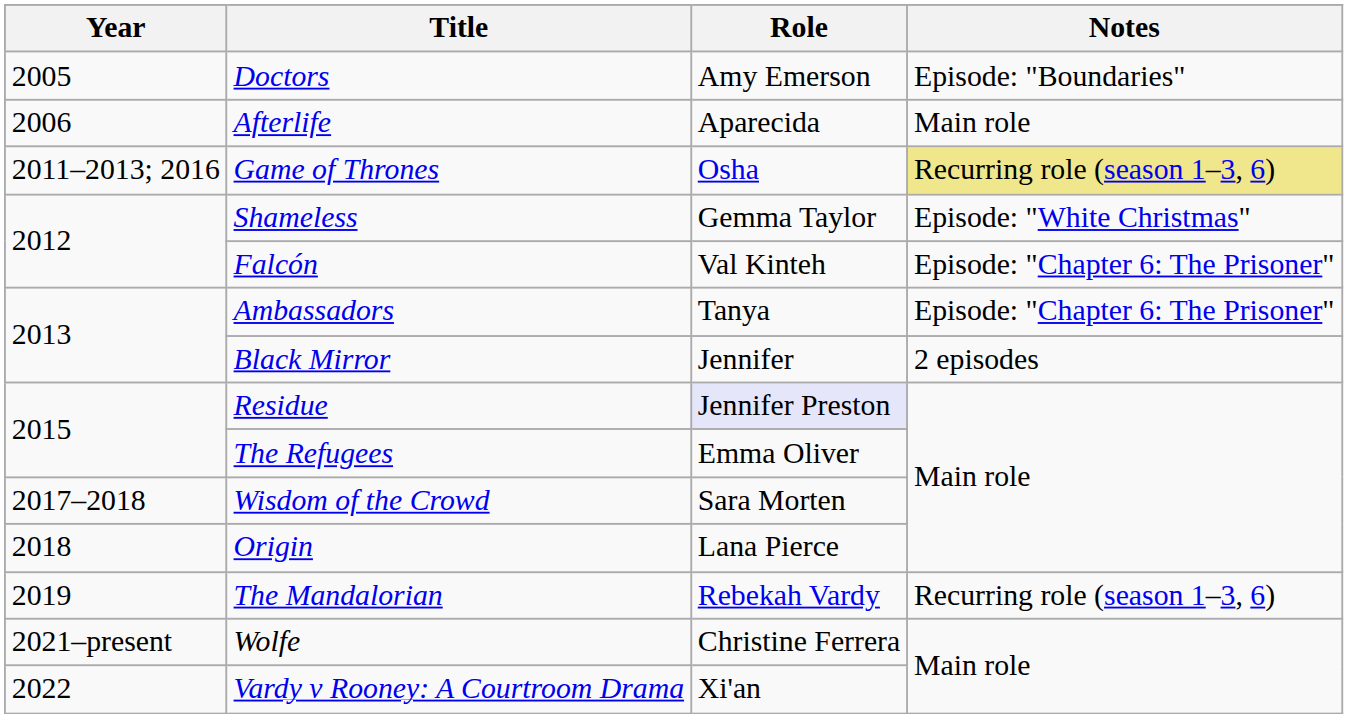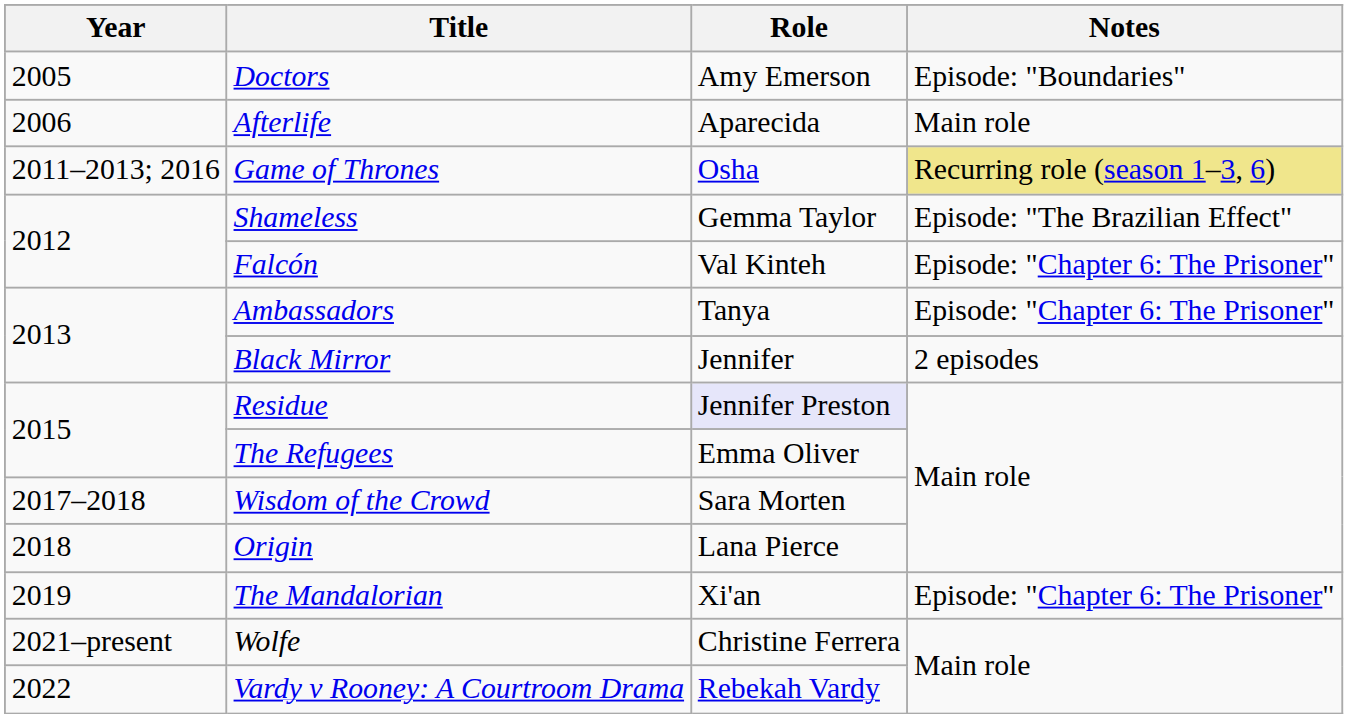(1082, 216) Episode: "White Christmas" -> (1103, 216) Episode: "The Brazilian Effect"
(789, 594) Rebekah Vardy -> (729, 594) Xi'an
(1095, 594) Recurring role (season 1–3, 6) -> (1124, 594) Episode: "Chapter 6: The Prisoner"
(729, 688) Xi'an -> (789, 688) Rebekah Vardy
